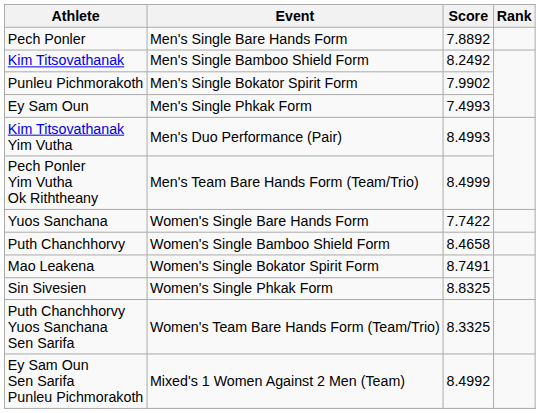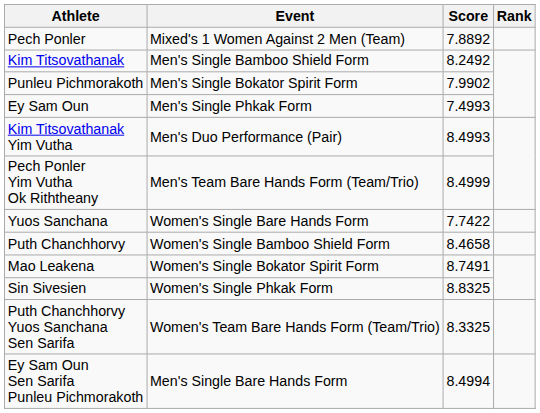(249, 39) Men's Single Bare Hands Form -> (277, 39) Mixed's 1 Women Against 2 Men (Team)
(277, 381) Mixed's 1 Women Against 2 Men (Team) -> (249, 381) Men's Single Bare Hands Form
(468, 381) 8.4992 -> (468, 381) 8.4994
